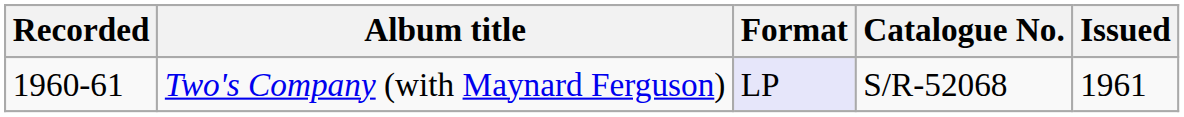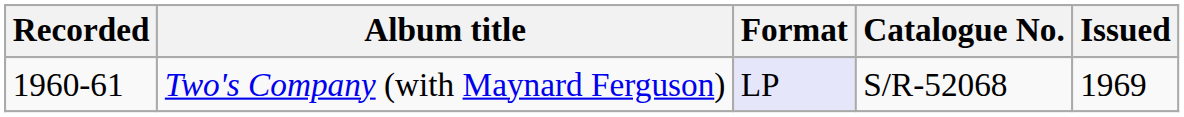(1113, 83) 1961 -> (1113, 83) 1969
